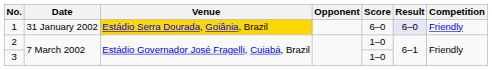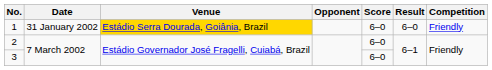(410, 27) lavender background -> (410, 27) no background
(377, 42) 1–0 -> (377, 42) 6–0
(377, 57) 1–0 -> (377, 57) 6–0
